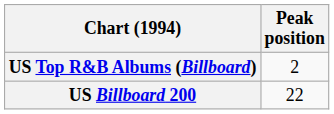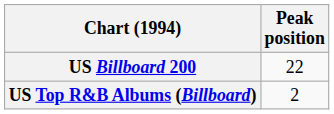rows swapped: (133, 94) <-> (133, 66)
